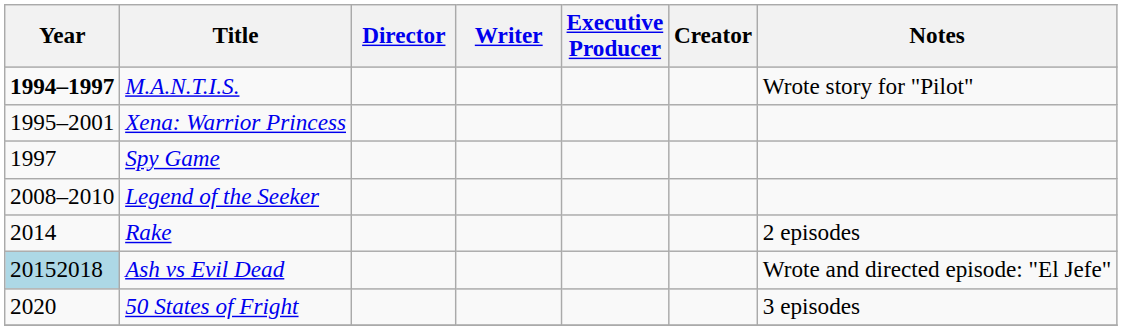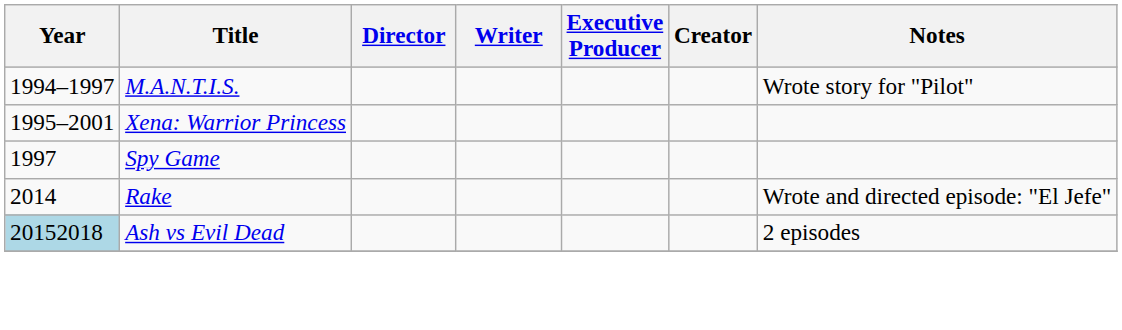(62, 85) bold -> (62, 85) normal
- row: (222, 196)
(811, 232) 2 episodes -> (937, 196) Wrote and directed episode: "El Jefe"
(937, 269) Wrote and directed episode: "El Jefe" -> (811, 232) 2 episodes
- row: (212, 306)
